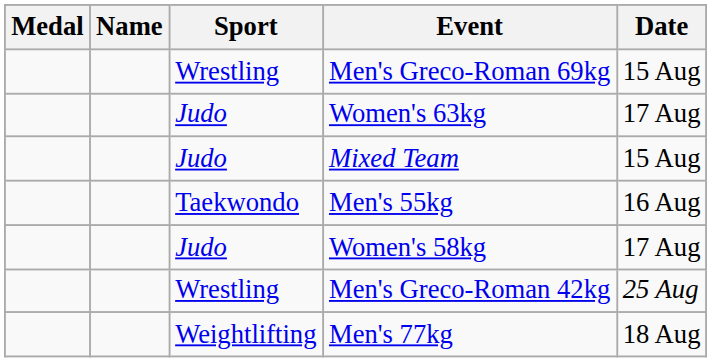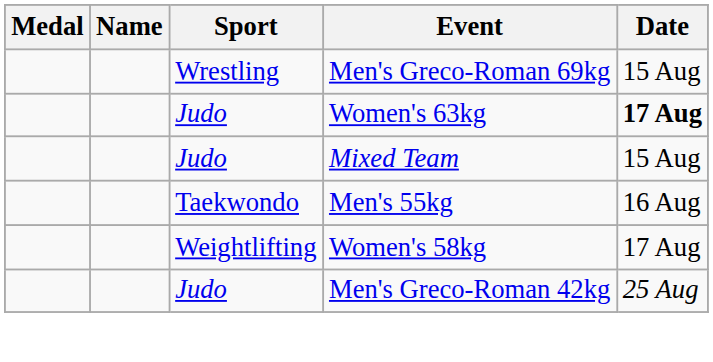(662, 114) normal -> (662, 114) bold
(201, 246) Judo -> (246, 246) Weightlifting
(227, 290) Wrestling -> (201, 290) Judo
- row: (391, 334)
